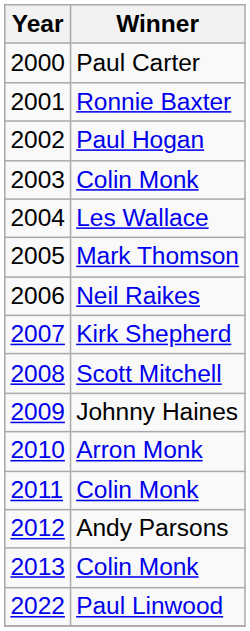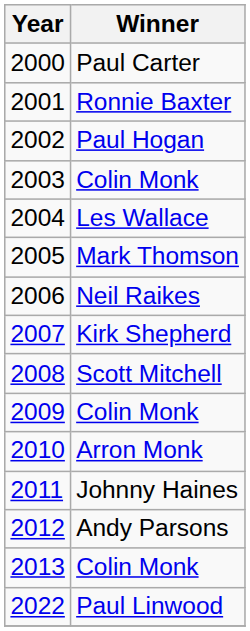(157, 412) Johnny Haines -> (137, 412) Colin Monk
(137, 489) Colin Monk -> (157, 489) Johnny Haines
